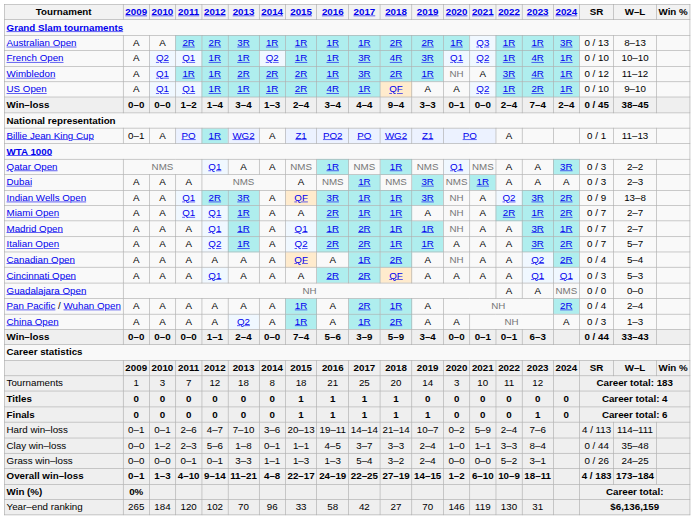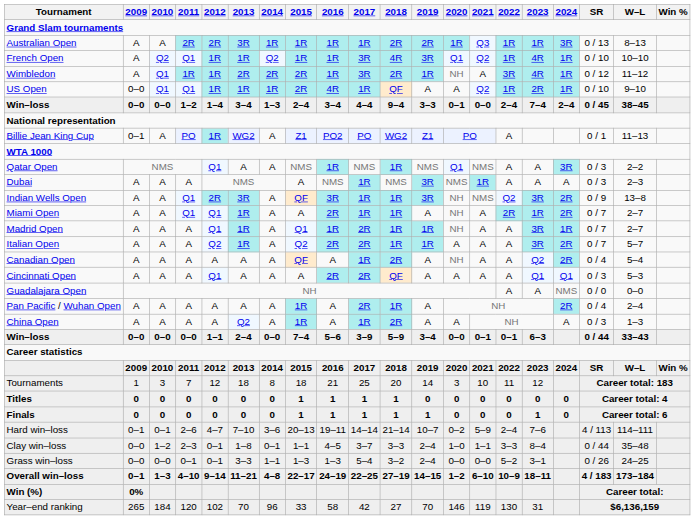(136, 89) A -> (136, 89) 0–0
(483, 197) A -> (483, 197) NMS
(215, 445) 5–6 -> (215, 445) 0–1
